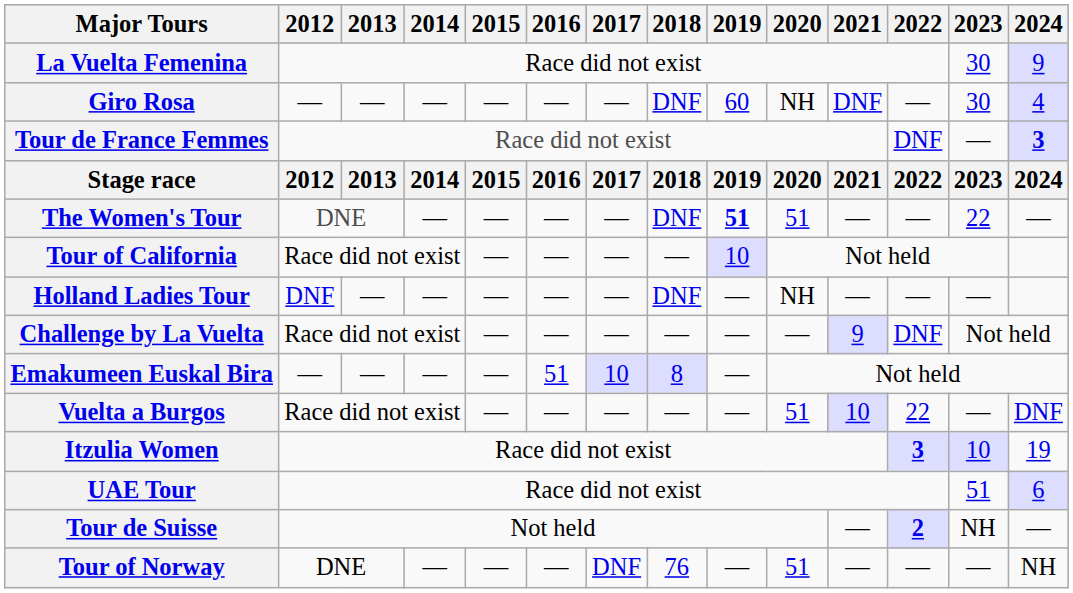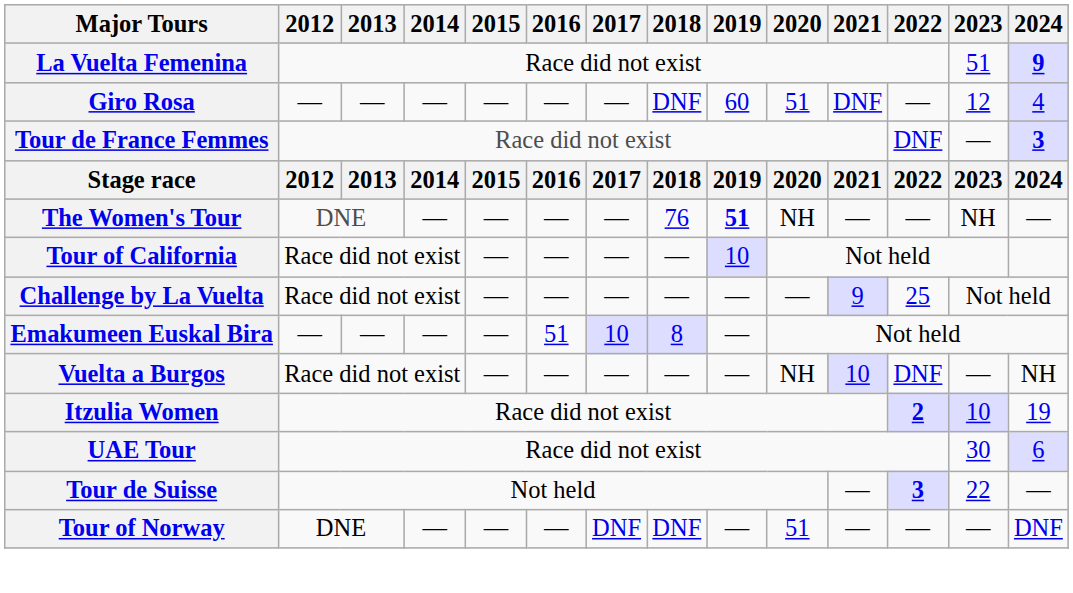(978, 62) 30 -> (978, 62) 51
(1038, 62) normal -> (1038, 62) bold
(797, 101) NH -> (797, 101) 51
(978, 101) 30 -> (978, 101) 12
(677, 218) DNF -> (677, 218) 76
(797, 218) 51 -> (797, 218) NH
(978, 218) 22 -> (978, 218) NH
- row: (142, 295)
(918, 334) DNF -> (918, 295) 25
(797, 412) 51 -> (797, 373) NH
(918, 412) 22 -> (918, 373) DNF
(1038, 412) DNF -> (1038, 373) NH
(918, 450) 3 -> (918, 412) 2
(978, 489) 51 -> (978, 450) 30
(918, 528) 2 -> (918, 489) 3
(978, 528) NH -> (978, 489) 22
(677, 567) 76 -> (677, 528) DNF
(1038, 567) NH -> (1038, 528) DNF
